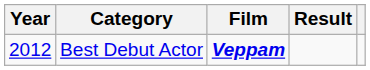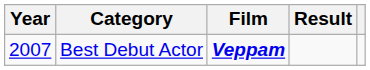(30, 49) 2012 -> (30, 49) 2007
